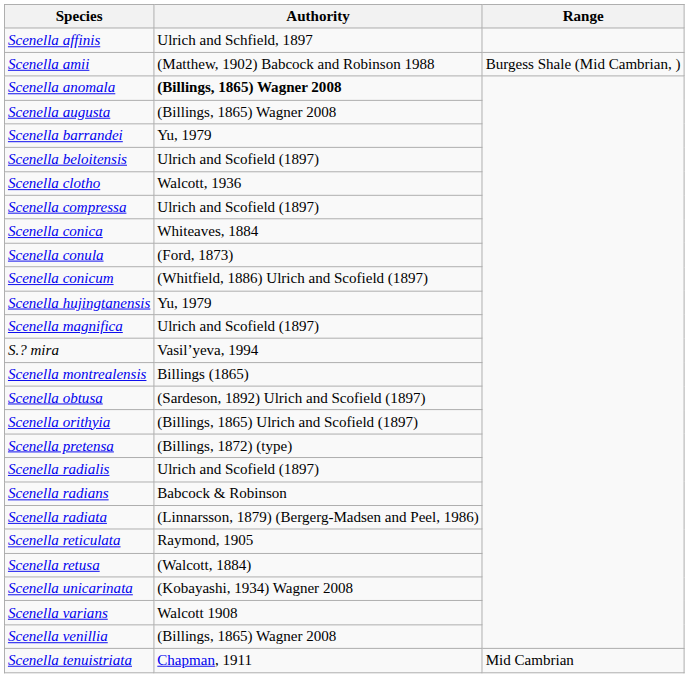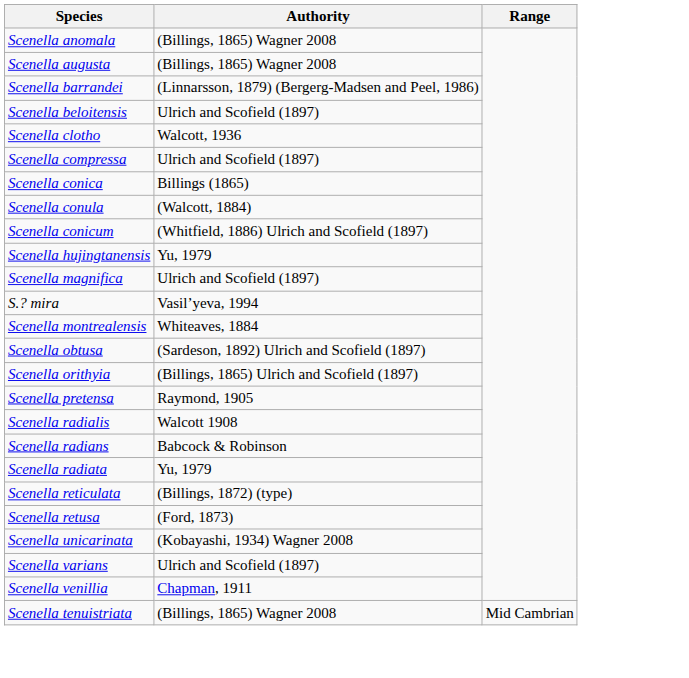- row: (54, 40)
- row: (49, 64)
(249, 87) bold -> (247, 40) normal
(184, 135) Yu, 1979 -> (318, 87) (Linnarsson, 1879) (Bergerg-Madsen and Peel, 1986)
(208, 231) Whiteaves, 1884 -> (203, 183) Billings (1865)
(195, 254) (Ford, 1873) -> (204, 207) (Walcott, 1884)
(203, 374) Billings (1865) -> (208, 326) Whiteaves, 1884
(225, 445) (Billings, 1872) (type) -> (205, 398) Raymond, 1905
(238, 469) Ulrich and Scofield (1897) -> (197, 421) Walcott 1908
(318, 517) (Linnarsson, 1879) (Bergerg-Madsen and Peel, 1986) -> (184, 469) Yu, 1979
(205, 541) Raymond, 1905 -> (225, 493) (Billings, 1872) (type)
(204, 565) (Walcott, 1884) -> (195, 517) (Ford, 1873)
(197, 612) Walcott 1908 -> (238, 565) Ulrich and Scofield (1897)
(247, 636) (Billings, 1865) Wagner 2008 -> (205, 588) Chapman, 1911
(205, 660) Chapman, 1911 -> (247, 612) (Billings, 1865) Wagner 2008
